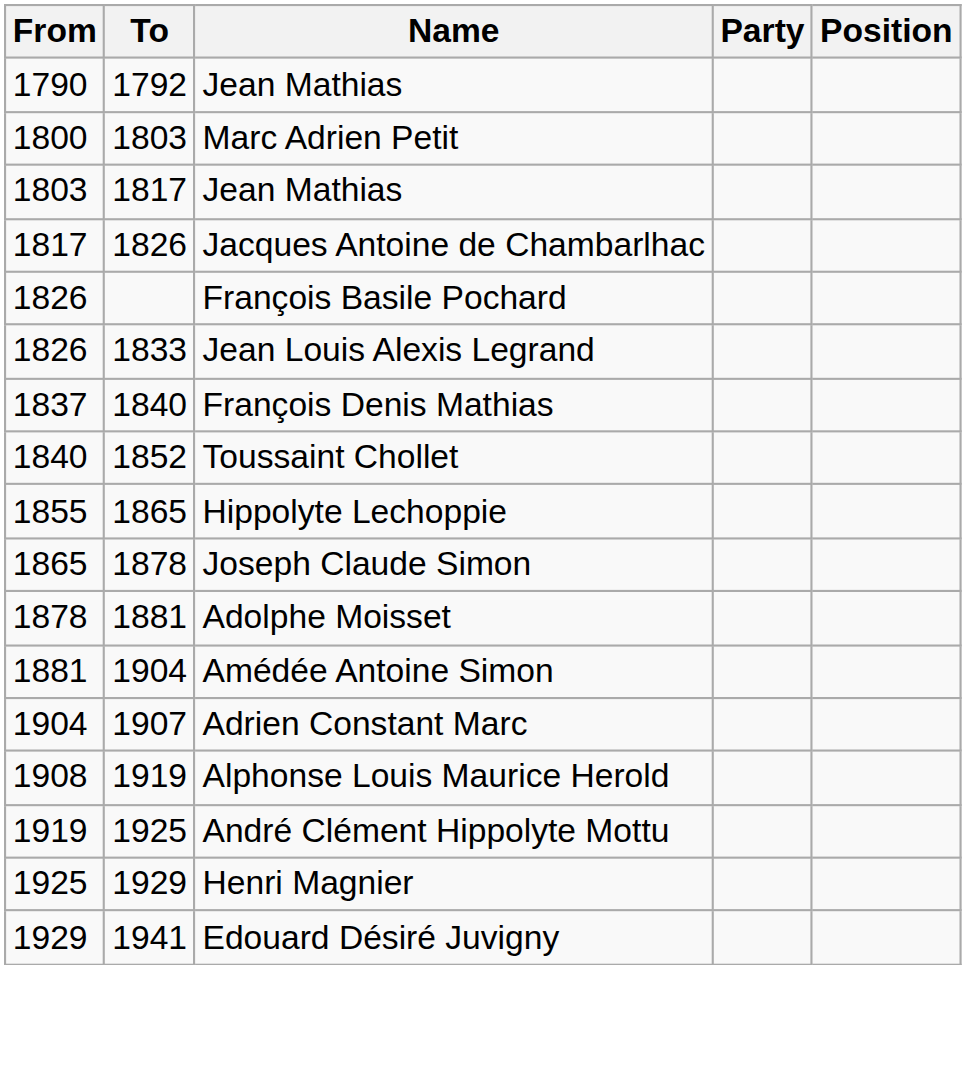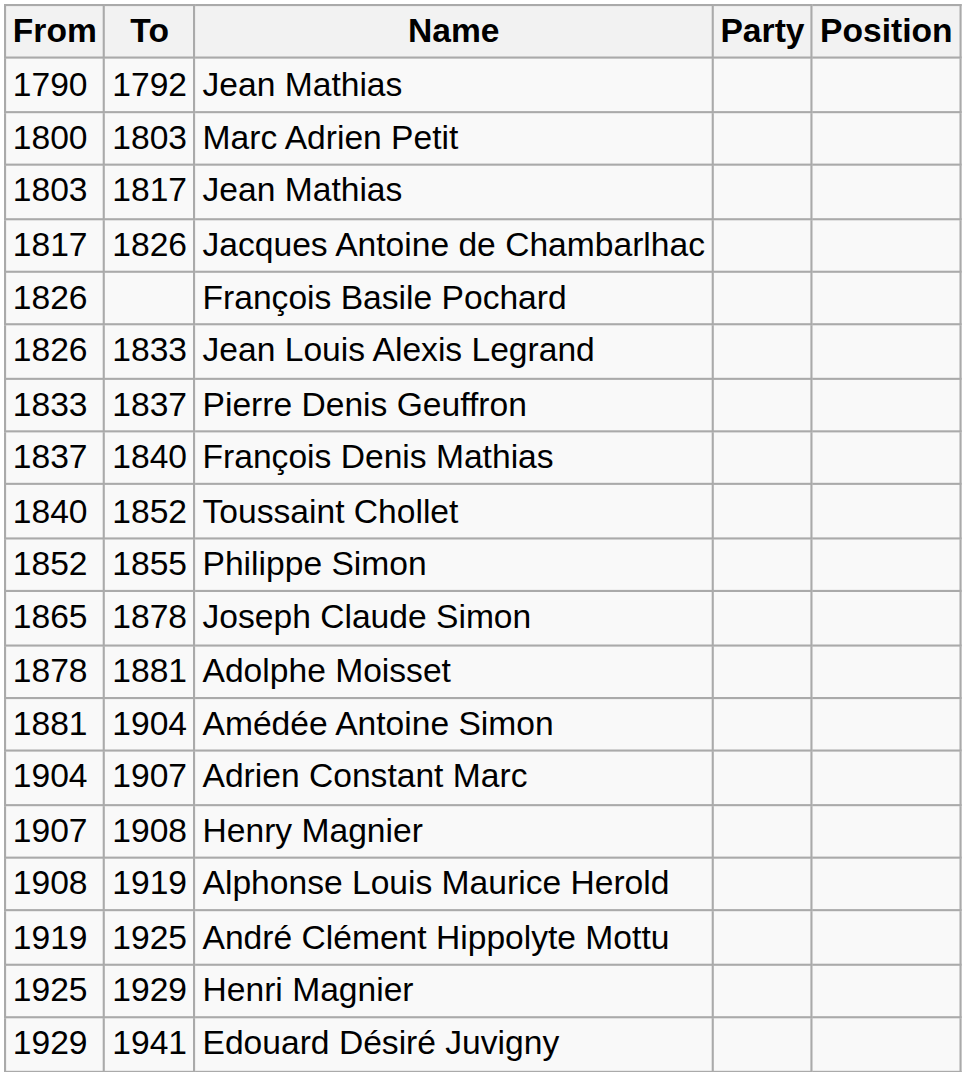+ row: (150, 404)
+ row: (150, 564)
- row: (150, 510)
+ row: (150, 830)
